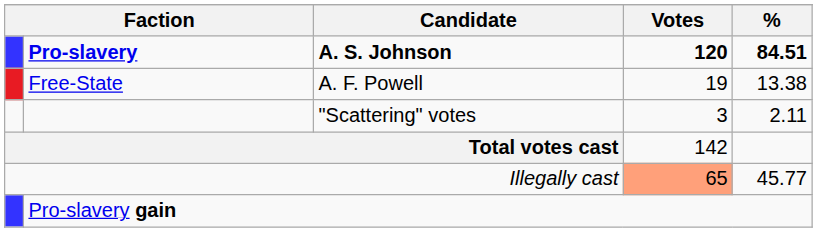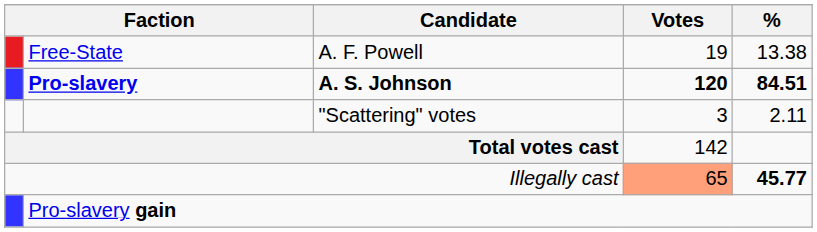rows swapped: (83, 52) <-> (76, 83)
(782, 178) normal -> (782, 178) bold
